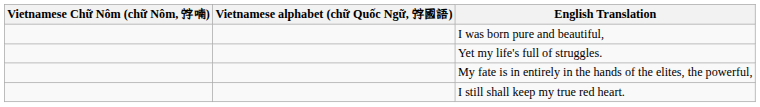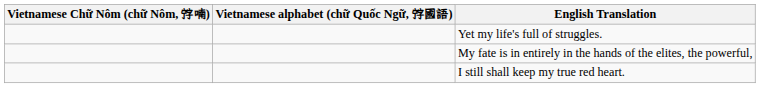- row: (531, 34)
